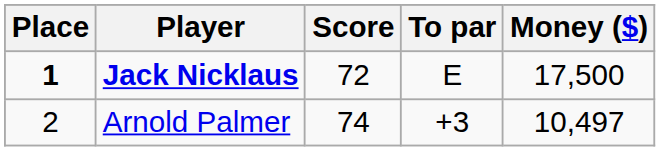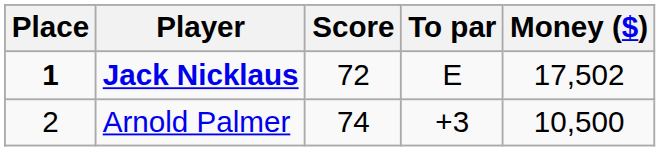(579, 74) 17,500 -> (579, 74) 17,502
(579, 121) 10,497 -> (579, 121) 10,500
